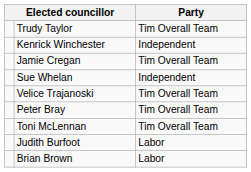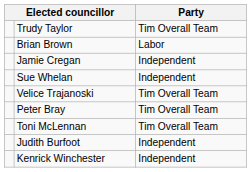rows swapped: (45, 159) <-> (61, 45)
(178, 61) Tim Overall Team -> (167, 61) Independent
(151, 142) Labor -> (167, 142) Independent
